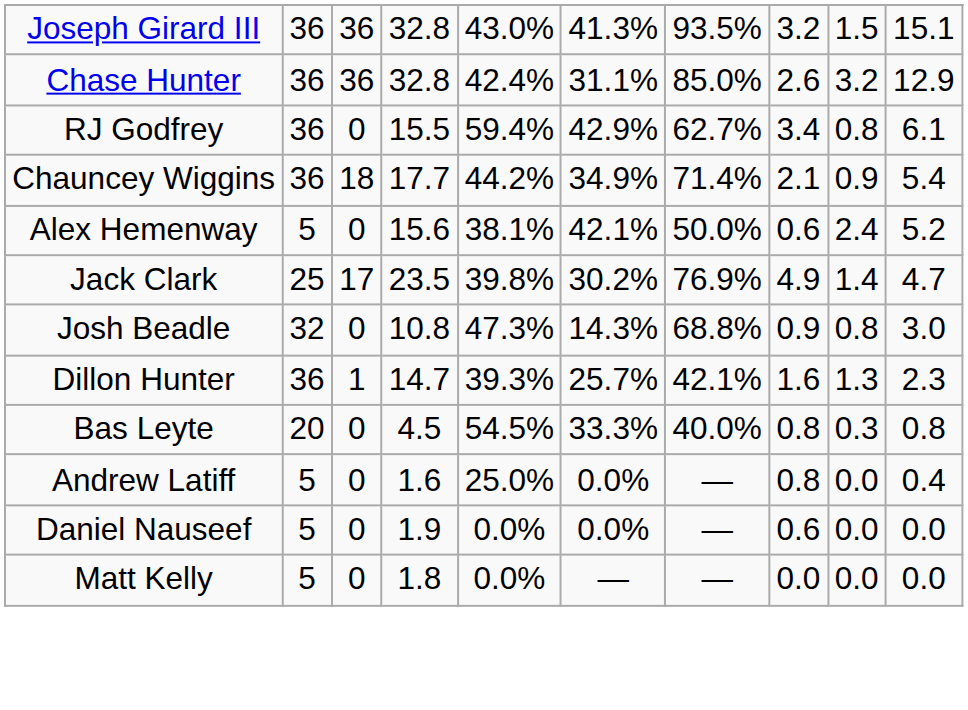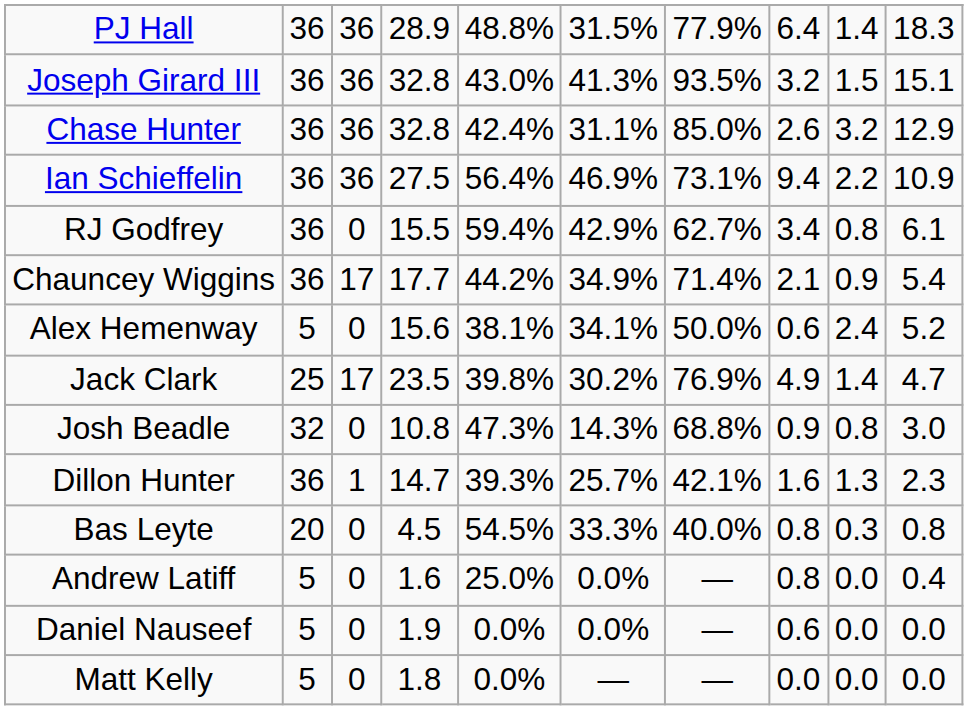+ row: (144, 29)
+ row: (144, 179)
(357, 179) 18 -> (357, 279) 17
(613, 229) 42.1% -> (613, 329) 34.1%
